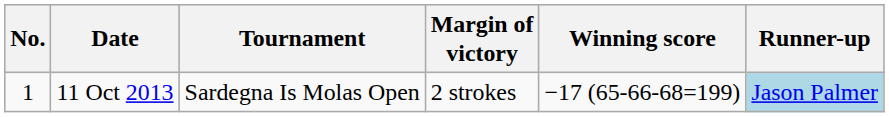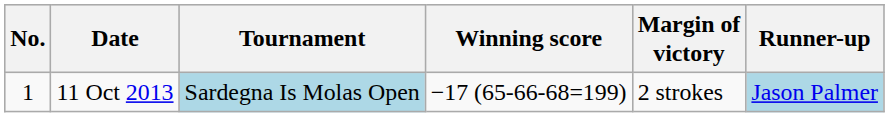columns swapped: (642, 38) <-> (482, 38)
(302, 91) no background -> (302, 91) lightblue background
